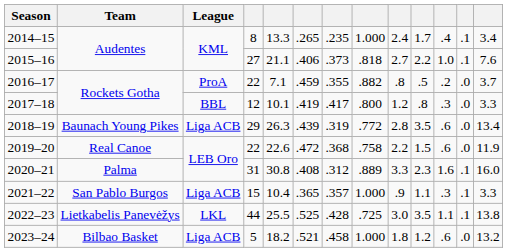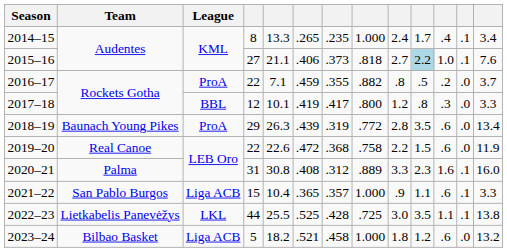(423, 59) no background -> (423, 59) lightblue background
(213, 125) Liga ACB -> (213, 125) ProA
(446, 192) .3 -> (446, 192) .6
